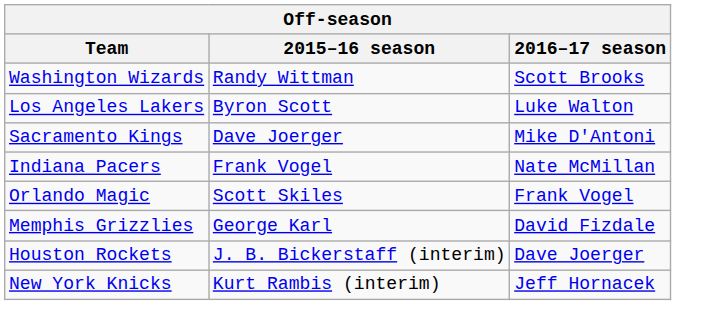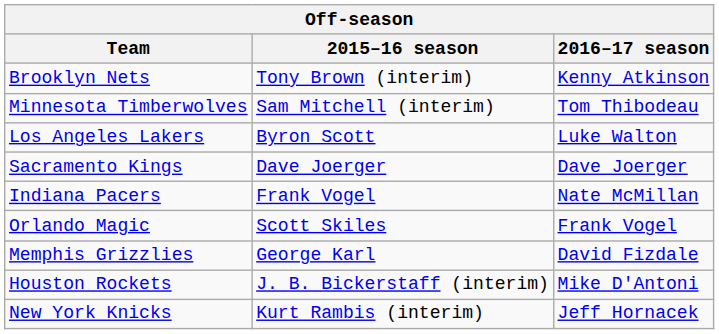+ row: (79, 78)
+ row: (128, 108)
- row: (107, 78)
(585, 137) Mike D'Antoni -> (623, 167) Dave Joerger
(579, 255) Dave Joerger -> (628, 284) Mike D'Antoni
